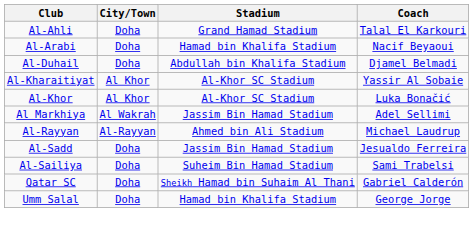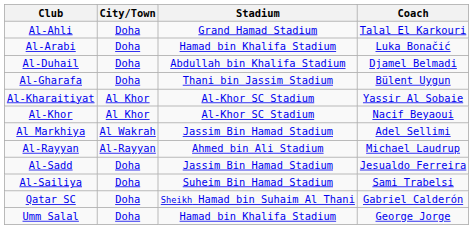(413, 47) Nacif Beyaoui -> (413, 47) Luka Bonačić
+ row: (51, 81)
(413, 98) Luka Bonačić -> (413, 115) Nacif Beyaoui
